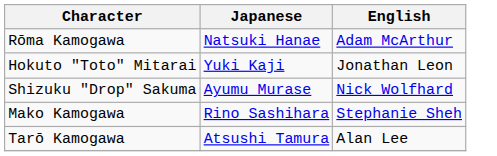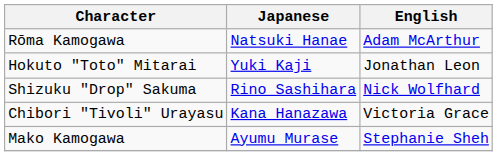(257, 90) Ayumu Murase -> (293, 90) Rino Sashihara
+ row: (116, 114)
(266, 114) Rino Sashihara -> (284, 139) Ayumu Murase
- row: (66, 139)
